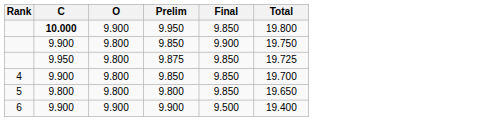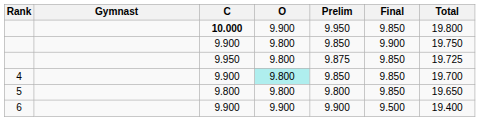+ column: (117, 12)
(116, 76) no background -> (282, 76) paleturquoise background
